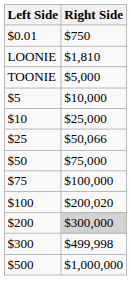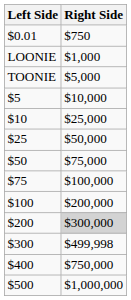(82, 56) $1,810 -> (82, 56) $1,000
(85, 139) $50,066 -> (85, 139) $50,000
(89, 202) $200,020 -> (89, 202) $200,000
+ row: (21, 264)
